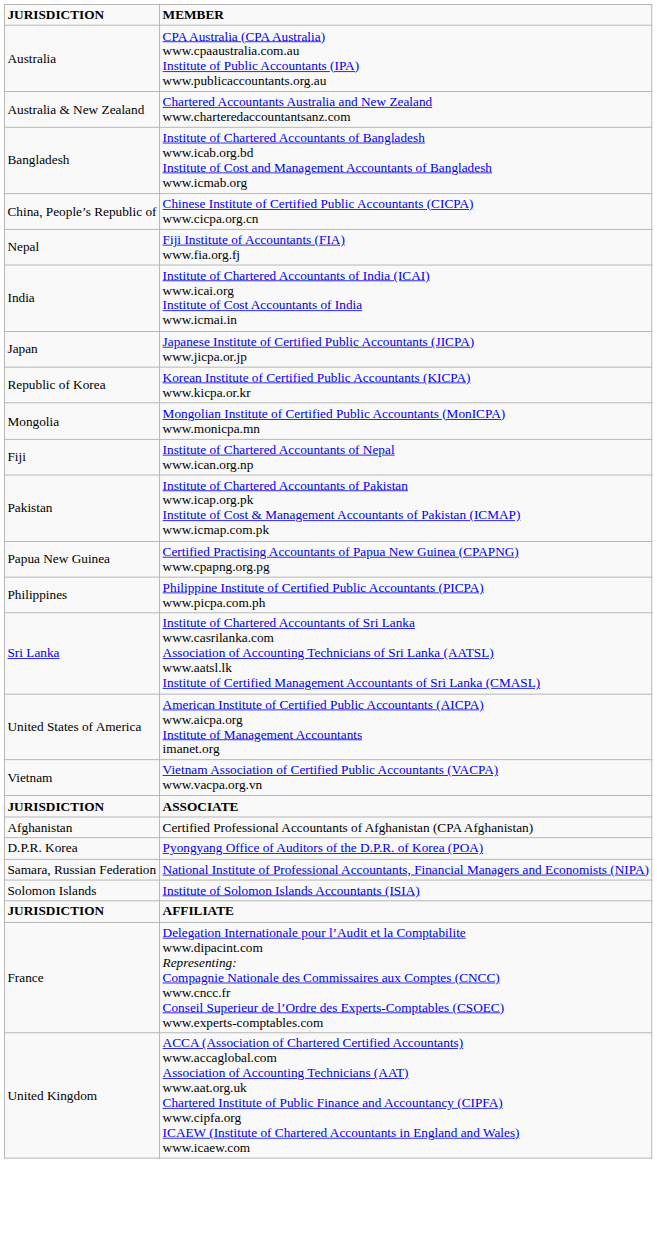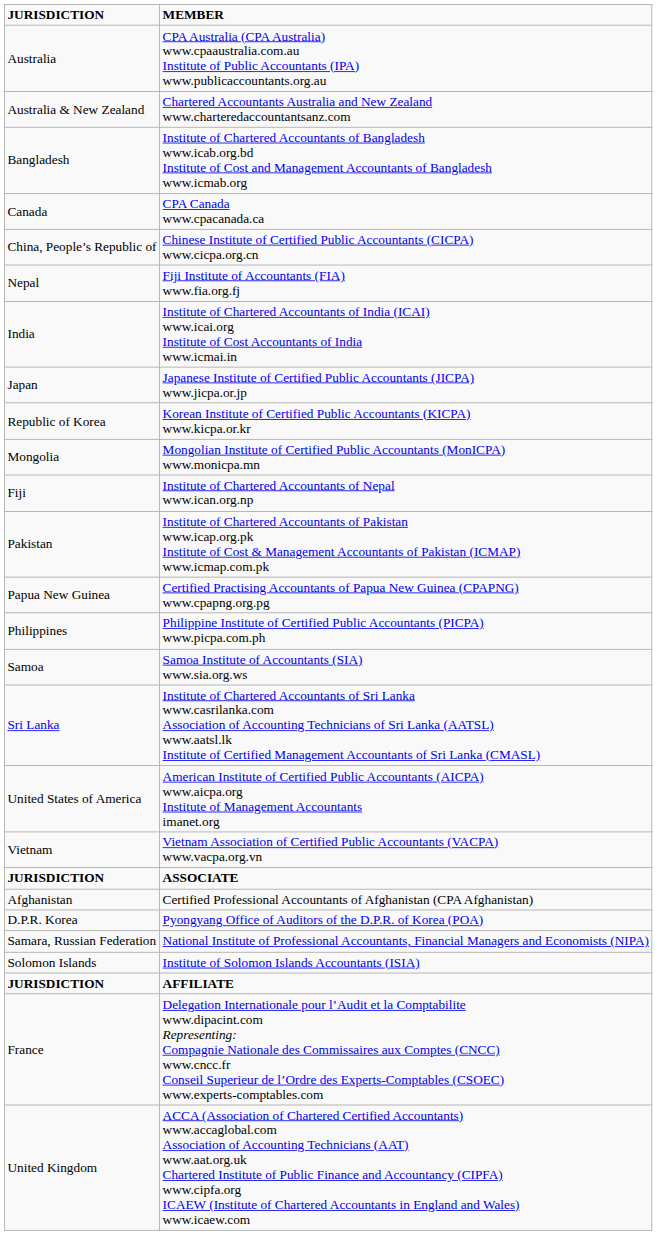+ row: (213, 211)
+ row: (263, 667)
